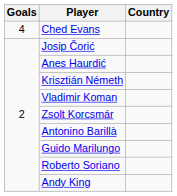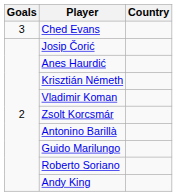(22, 30) 4 -> (22, 30) 3
